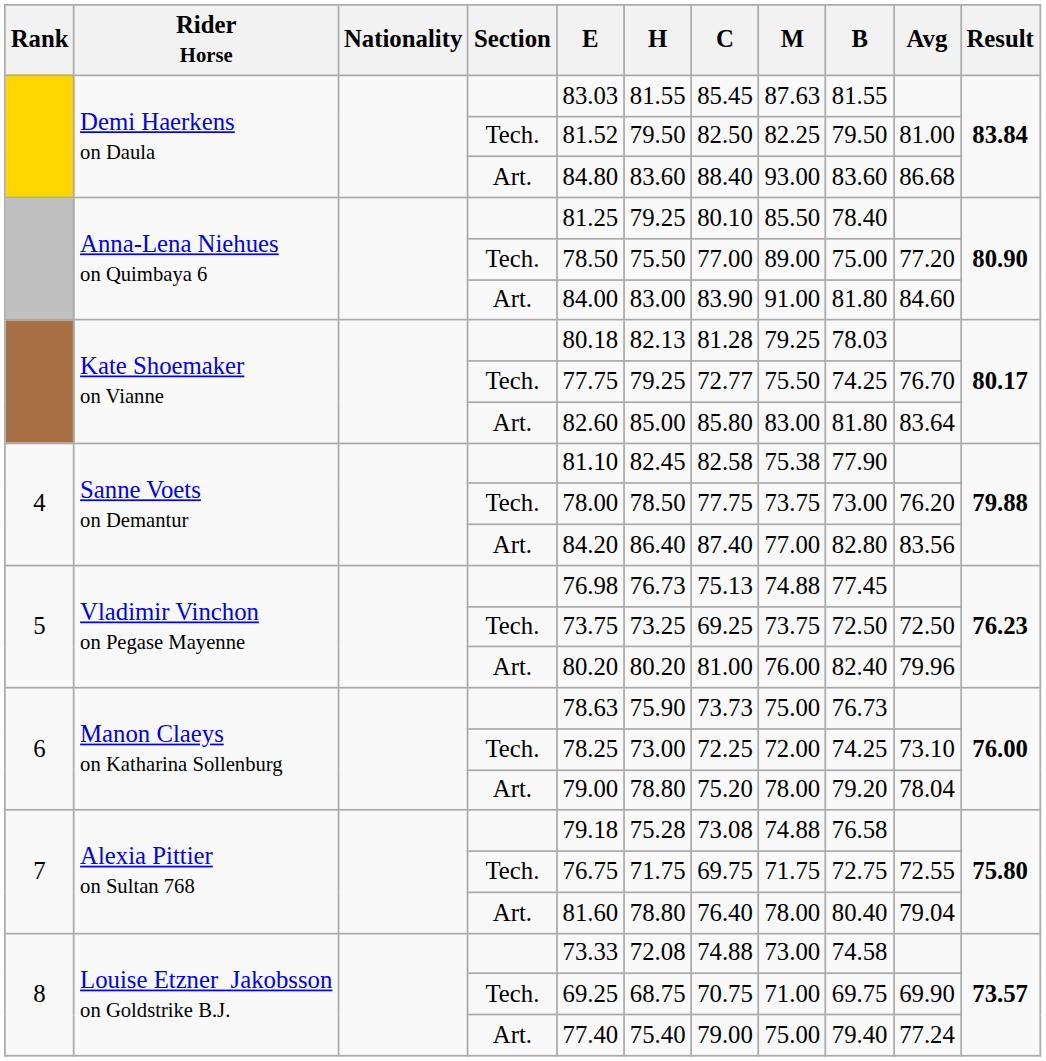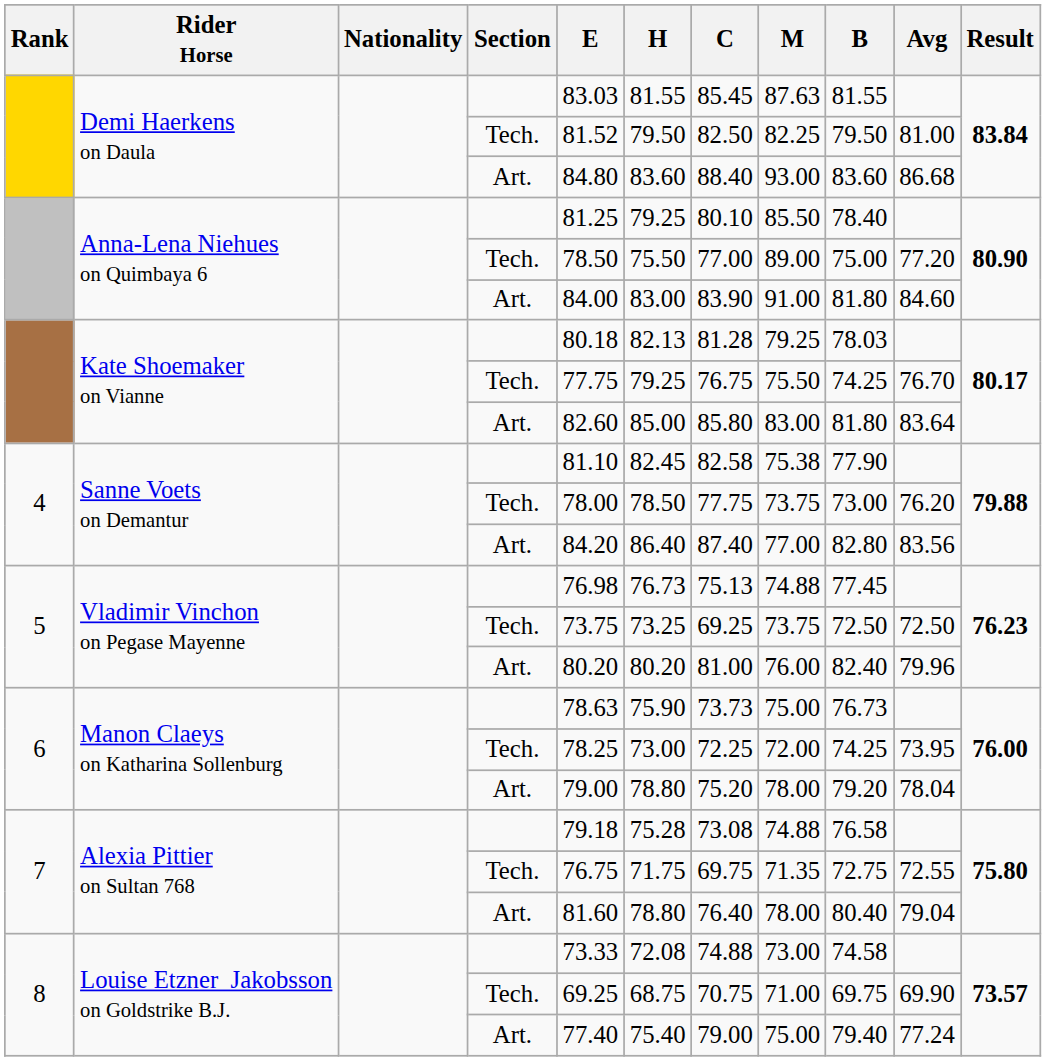(725, 381) 72.77 -> (725, 381) 76.75
(927, 749) 73.10 -> (927, 749) 73.95
(792, 871) 71.75 -> (792, 871) 71.35
